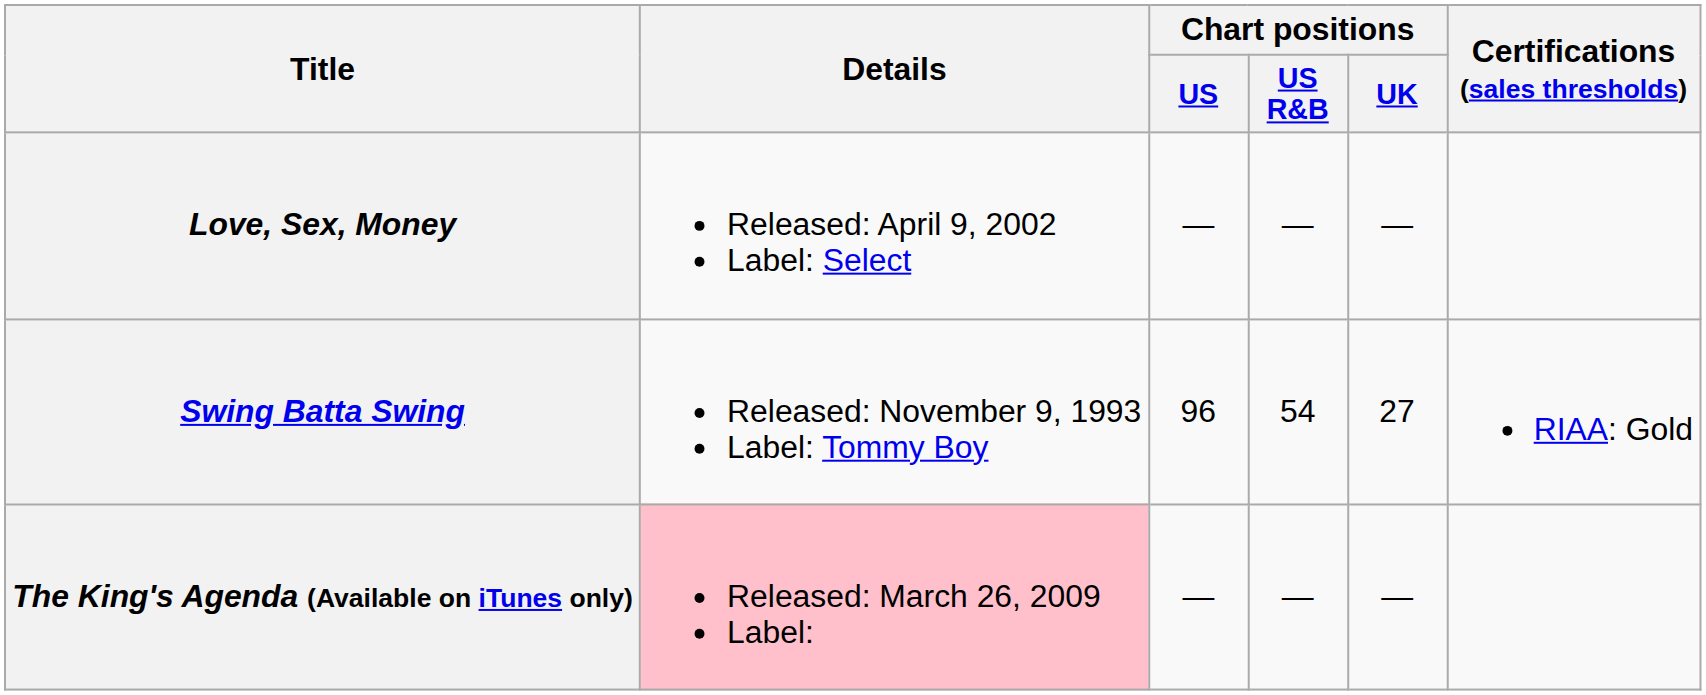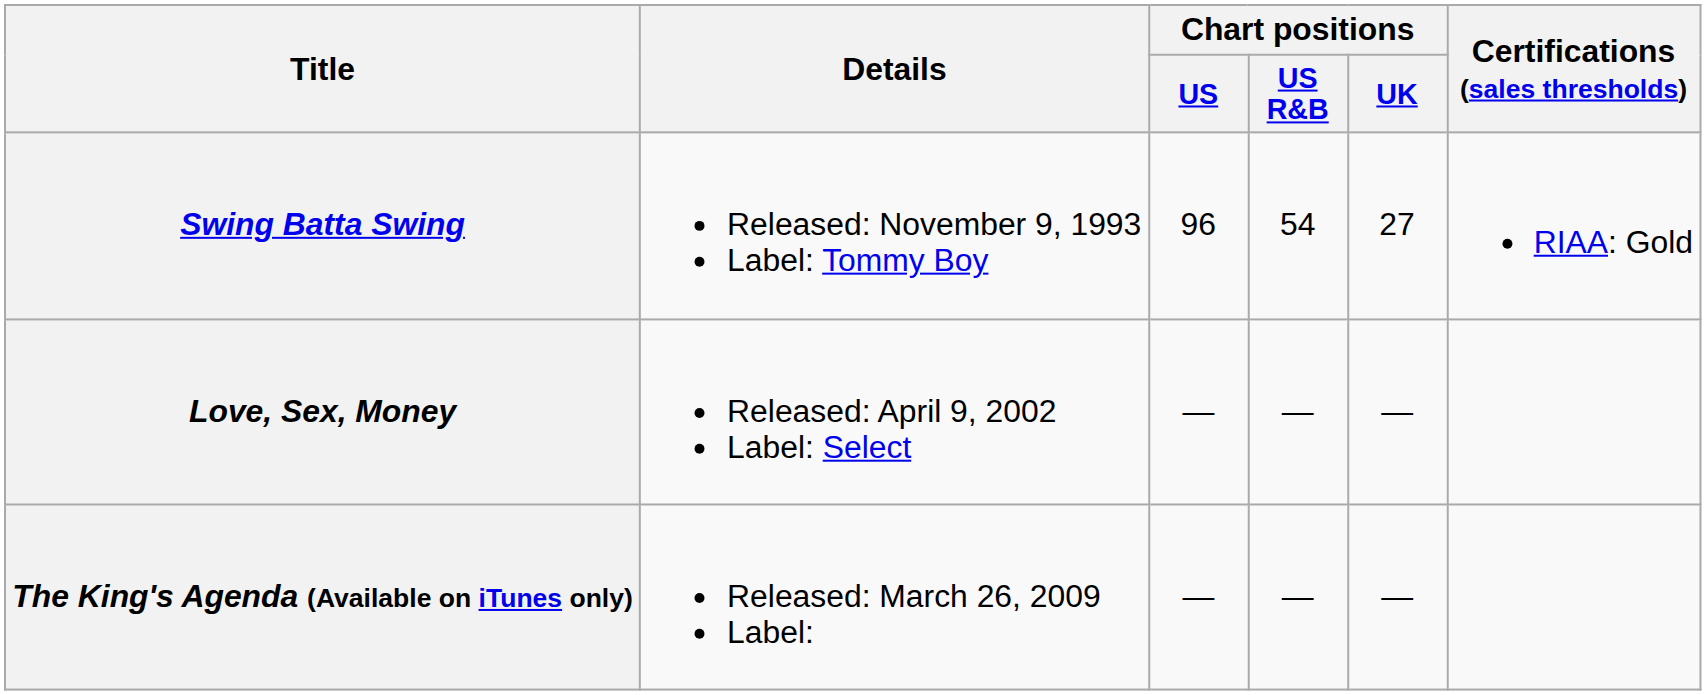rows swapped: (323, 410) <-> (323, 225)
(894, 615) pink background -> (894, 615) no background
